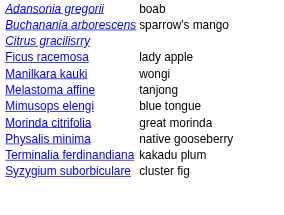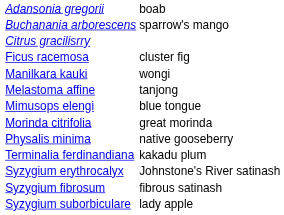(166, 57) lady apple -> (165, 57) cluster fig
+ row: (64, 171)
+ row: (55, 188)
(165, 171) cluster fig -> (166, 204) lady apple
